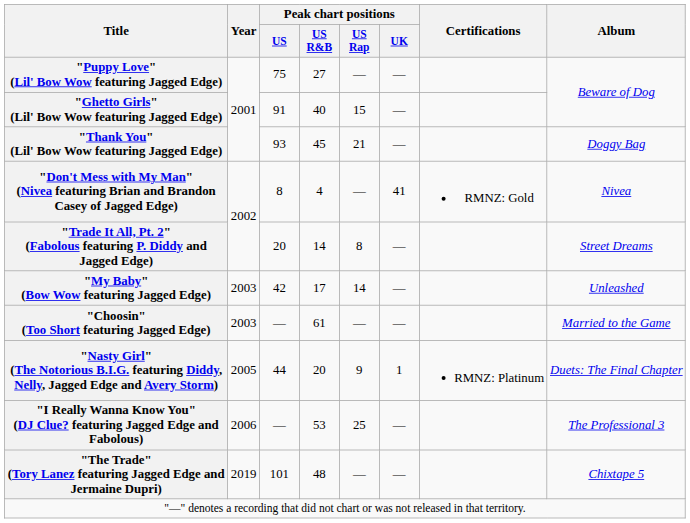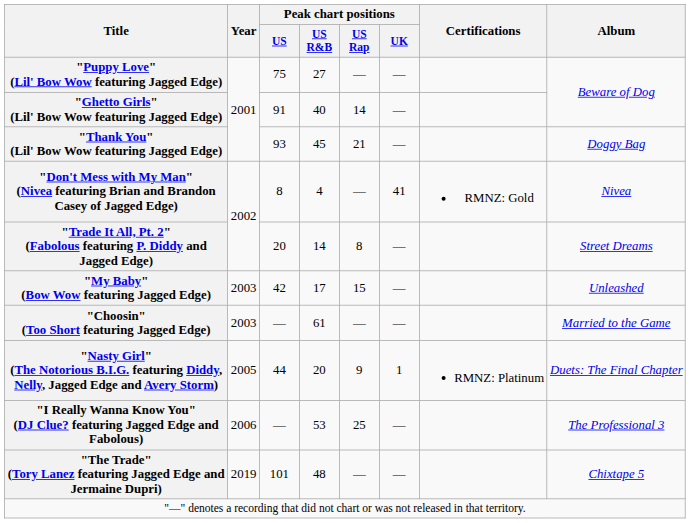(359, 109) 15 -> (359, 109) 14
(359, 288) 14 -> (359, 288) 15
